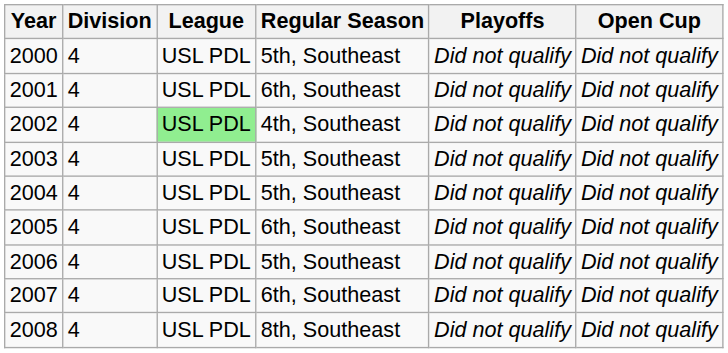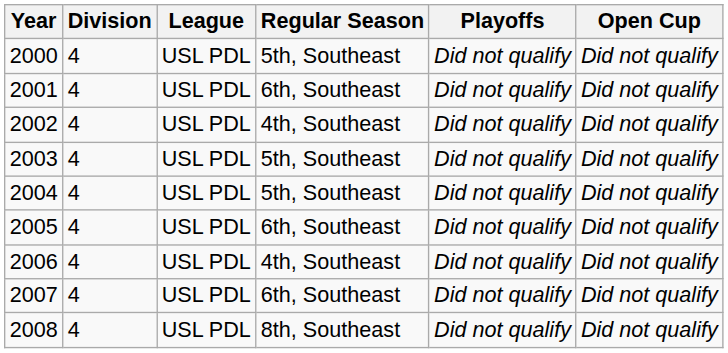(206, 124) lightgreen background -> (206, 124) no background
(330, 261) 5th, Southeast -> (330, 261) 4th, Southeast
